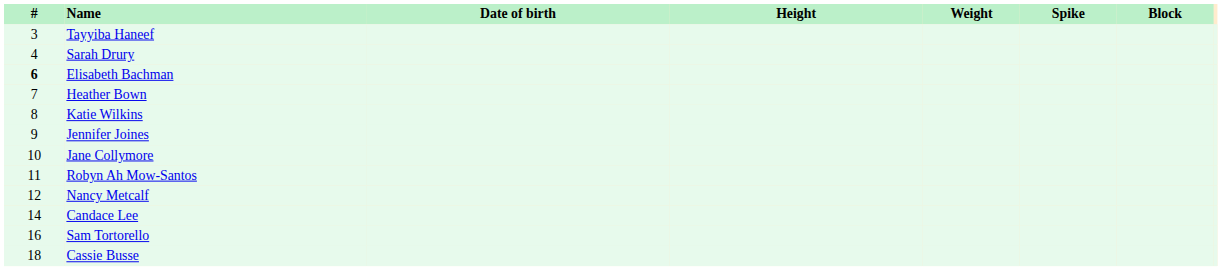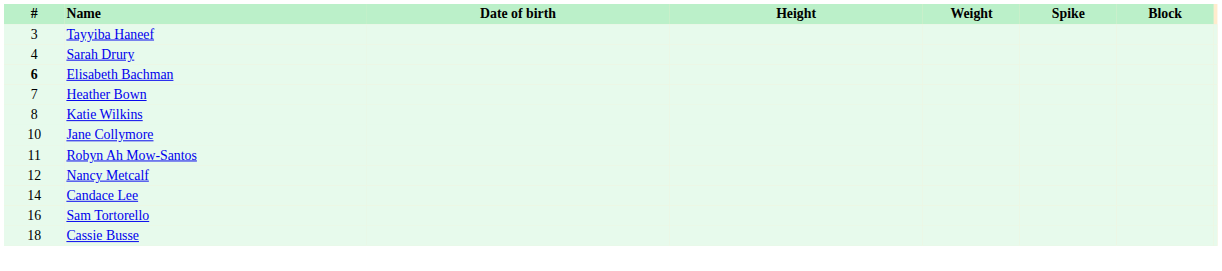- row: (108, 135)
